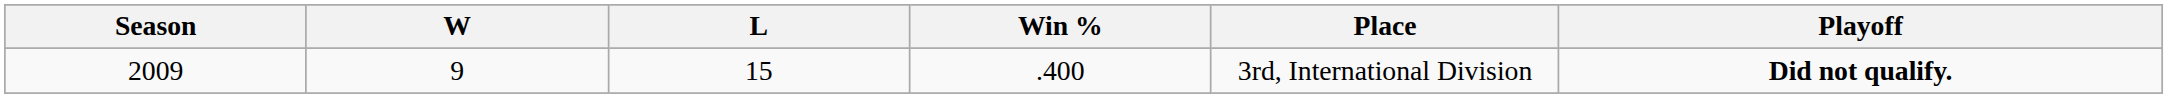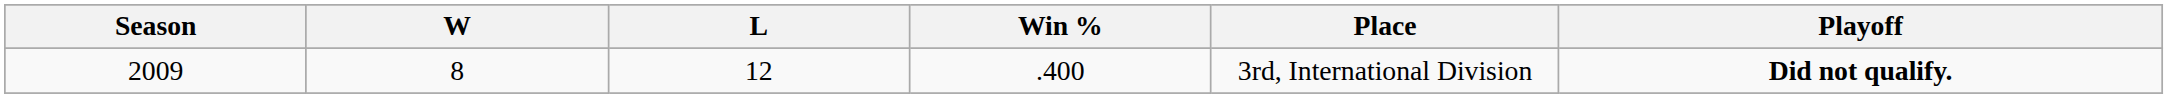(457, 70) 9 -> (457, 70) 8
(759, 70) 15 -> (759, 70) 12
